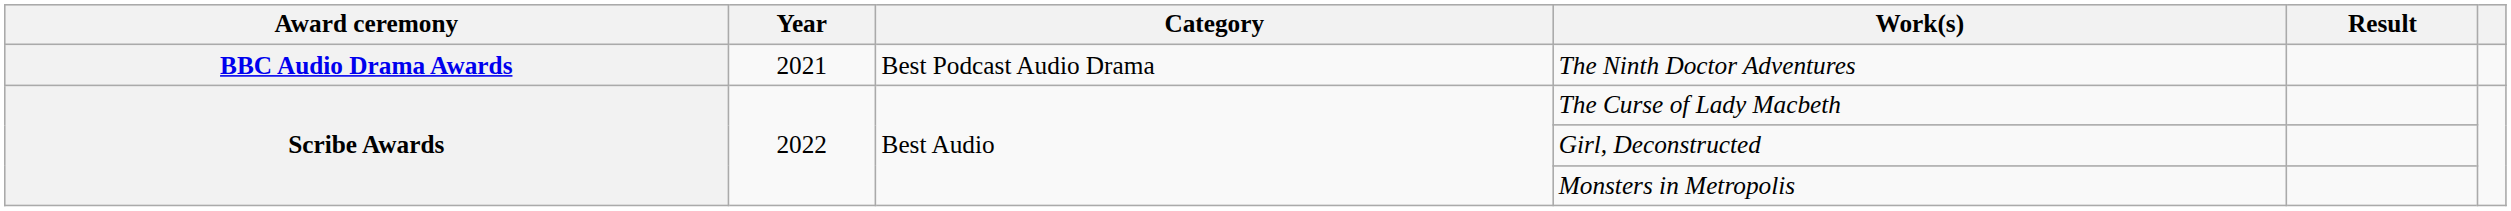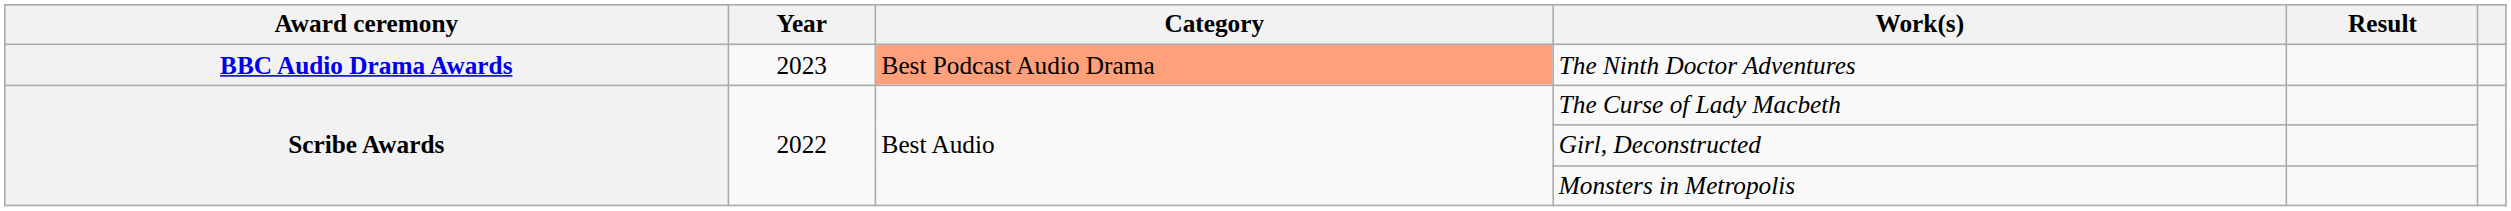(802, 64) 2021 -> (802, 64) 2023
(1018, 64) no background -> (1018, 64) lightsalmon background
